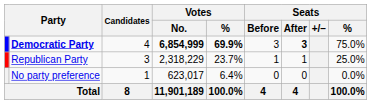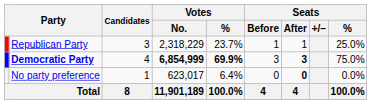rows swapped: (53, 44) <-> (49, 60)
(304, 76) normal -> (304, 76) bold
